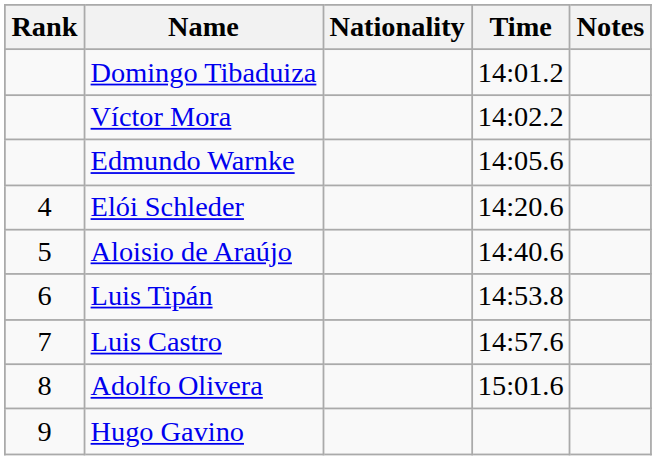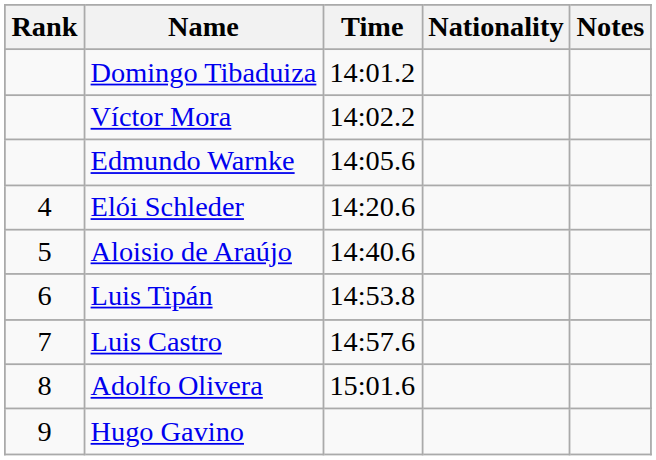columns swapped: (397, 26) <-> (521, 26)
